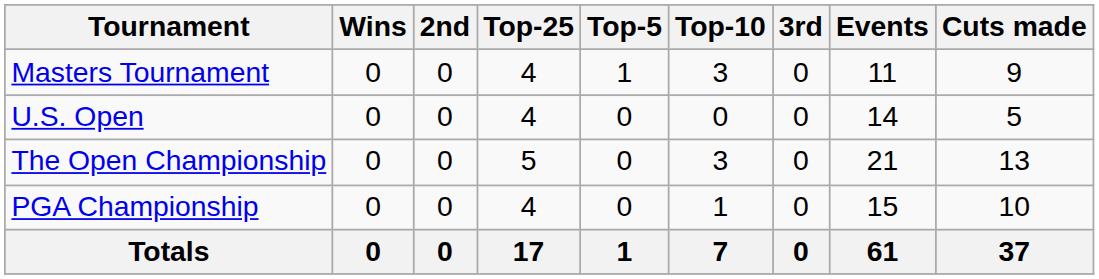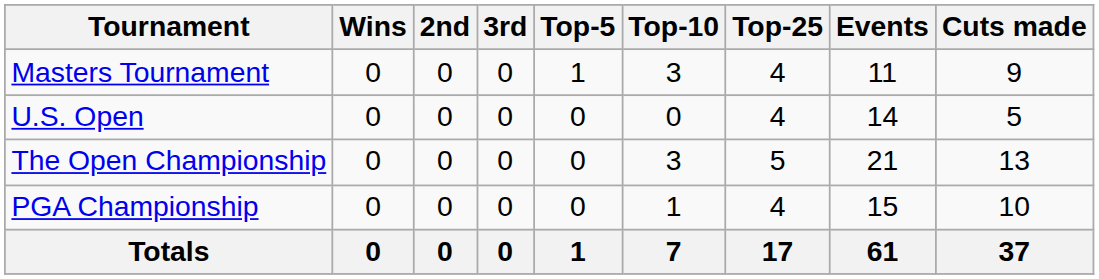columns swapped: (801, 26) <-> (529, 26)
